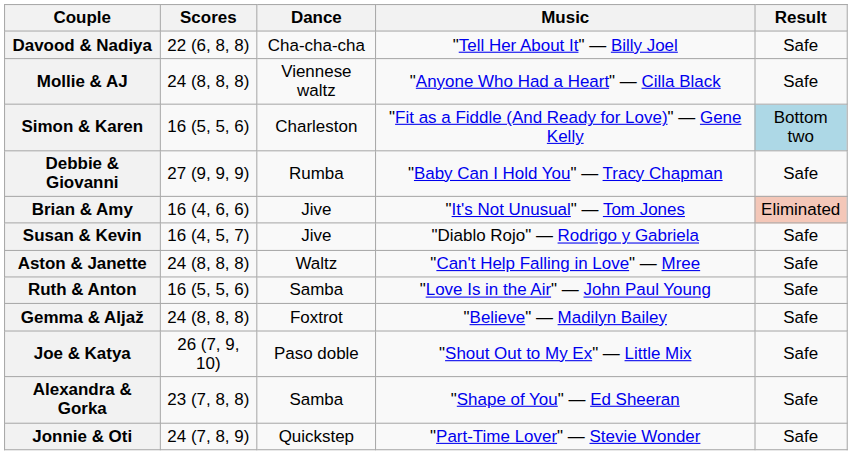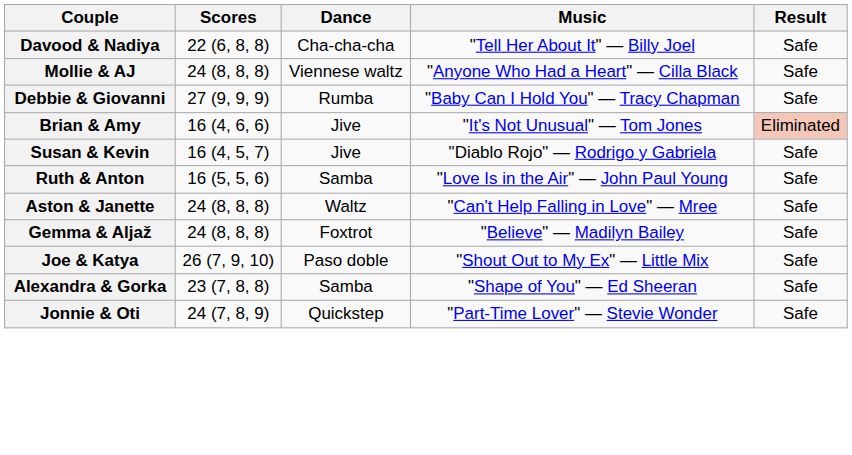- row: (82, 127)
rows swapped: (82, 263) <-> (82, 290)
